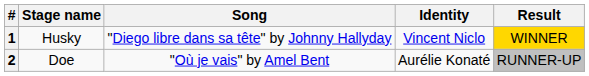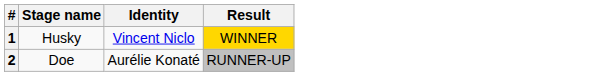- column: (250, 15)
